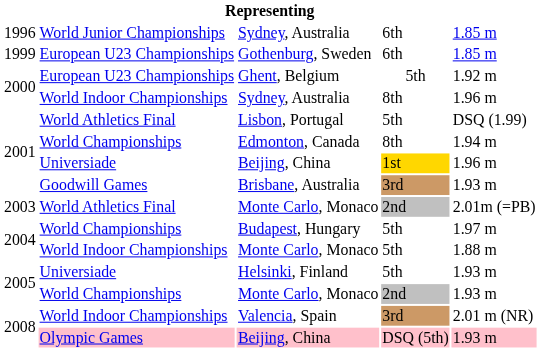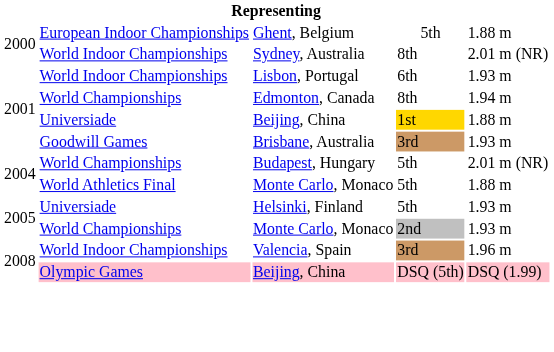- row: (20, 32)
- row: (20, 54)
(137, 76) European U23 Championships -> (144, 32) European Indoor Championships
(475, 76) 1.92 m -> (490, 32) 1.88 m
(475, 98) 1.96 m -> (508, 54) 2.01 m (NR)
(108, 119) World Athletics Final -> (134, 76) World Indoor Championships
(392, 119) 5th -> (407, 76) 6th
(490, 119) DSQ (1.99) -> (490, 76) 1.93 m
(475, 163) 1.96 m -> (490, 119) 1.88 m
- row: (20, 206)
(475, 228) 1.97 m -> (508, 163) 2.01 m (NR)
(134, 250) World Indoor Championships -> (108, 185) World Athletics Final
(493, 315) 2.01 m (NR) -> (490, 250) 1.96 m
(475, 337) 1.93 m -> (505, 272) DSQ (1.99)
